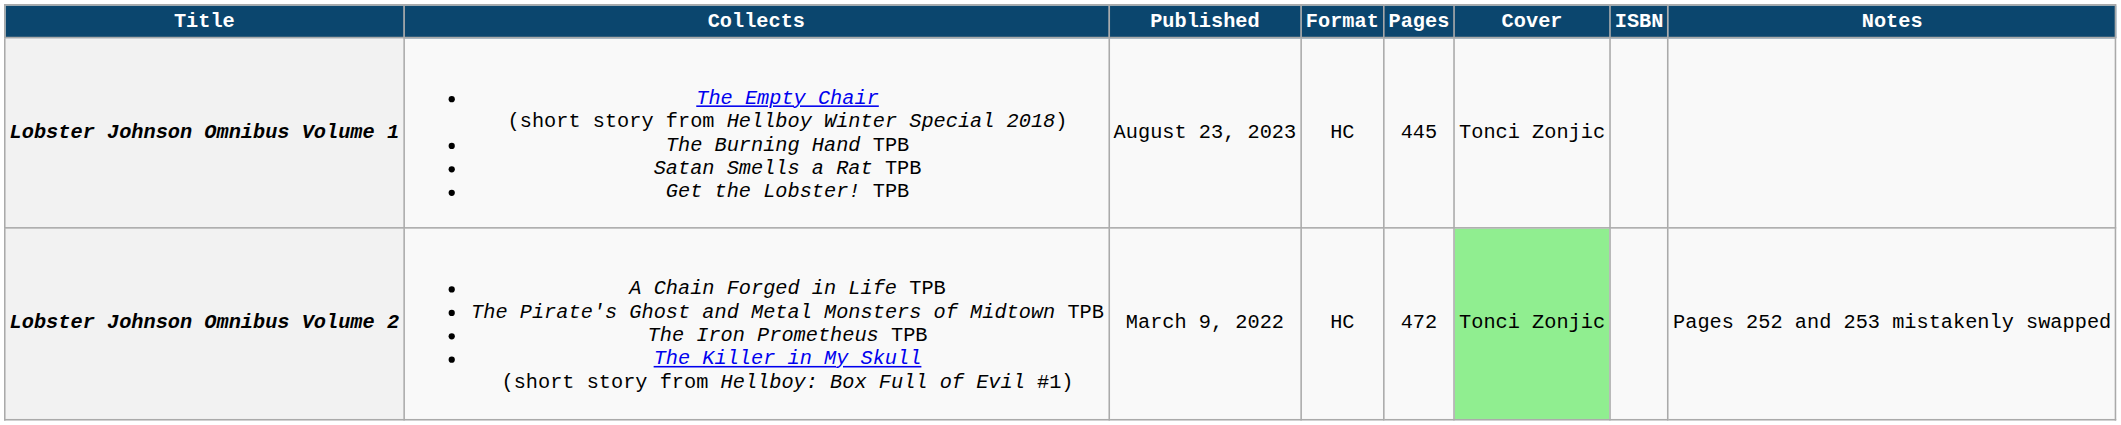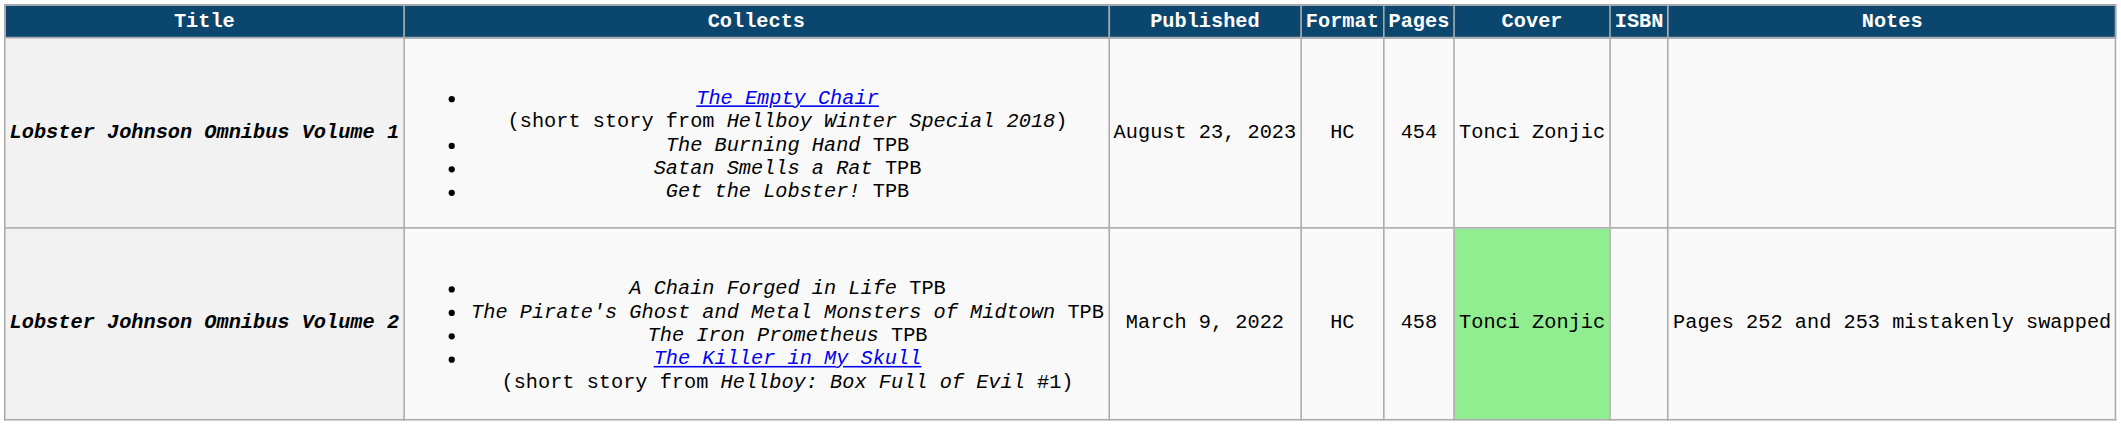(1419, 133) 445 -> (1419, 133) 454
(1419, 324) 472 -> (1419, 324) 458
